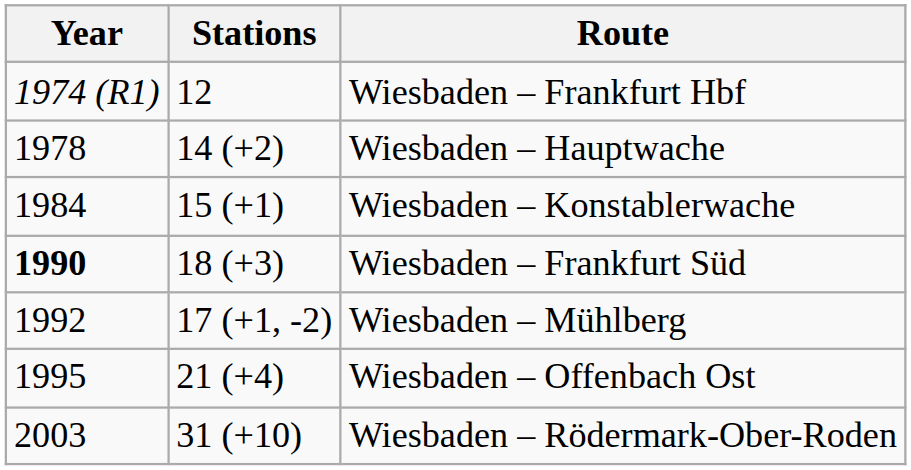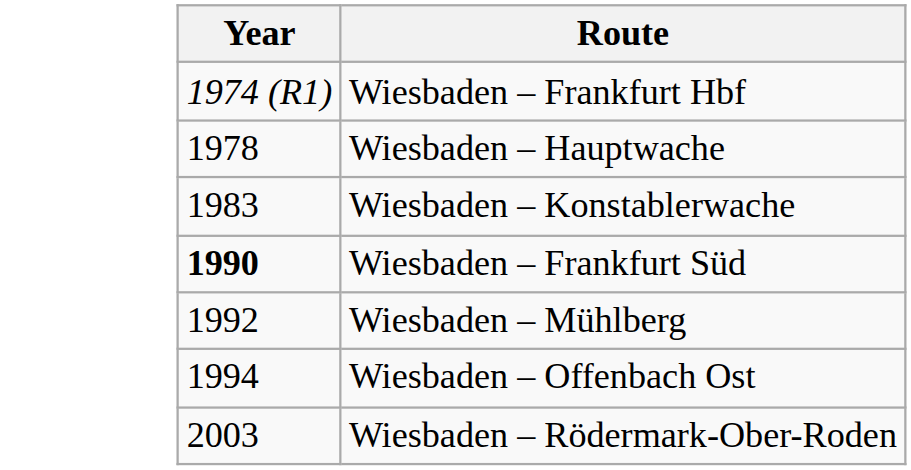- column: (254, 33)
(50, 205) 1984 -> (223, 205) 1983
(50, 377) 1995 -> (223, 377) 1994
